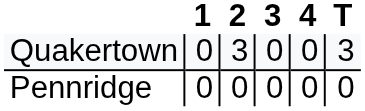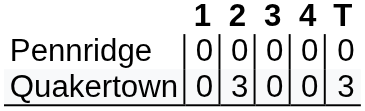rows swapped: (94, 51) <-> (81, 88)
